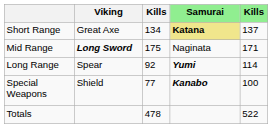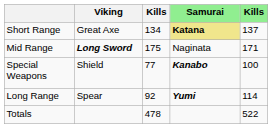rows swapped: (33, 65) <-> (27, 88)
